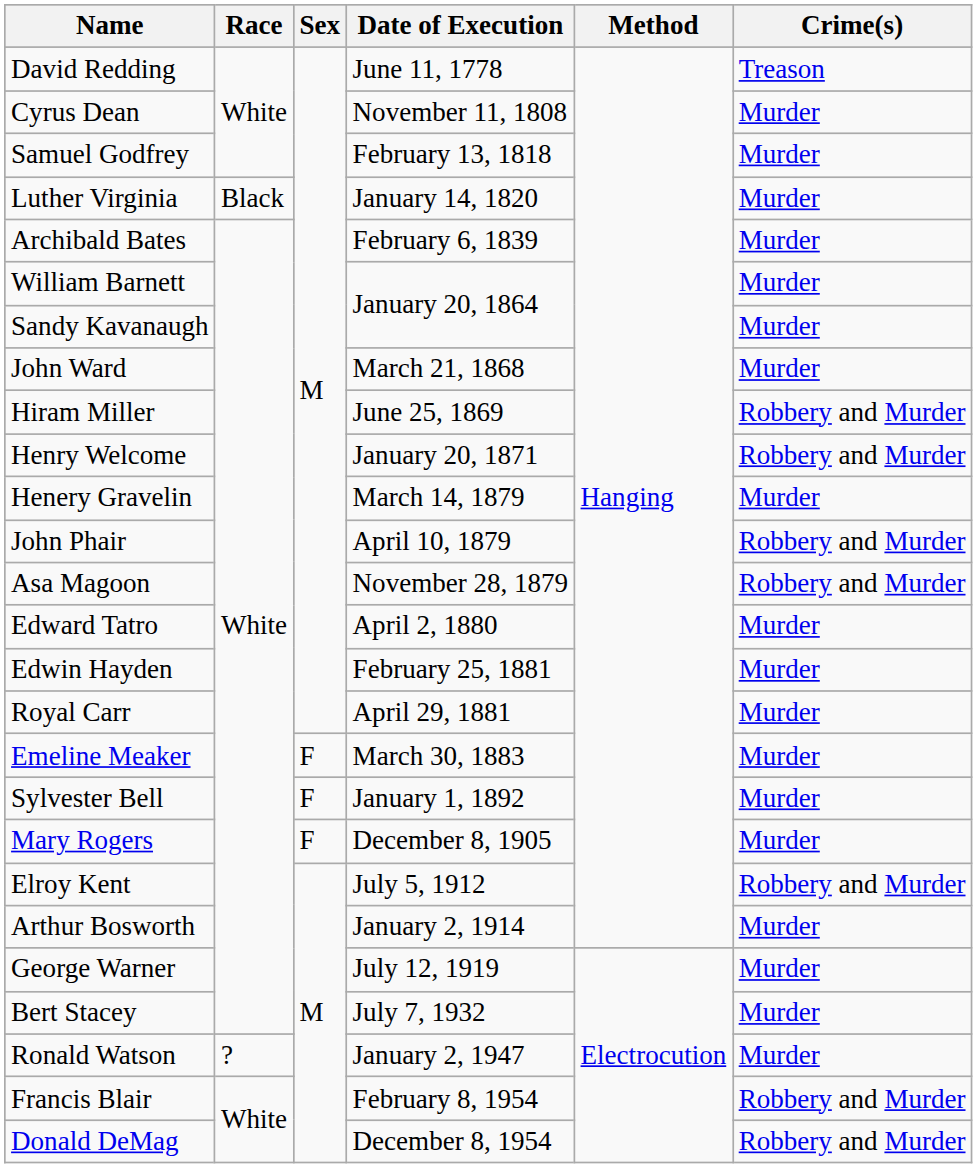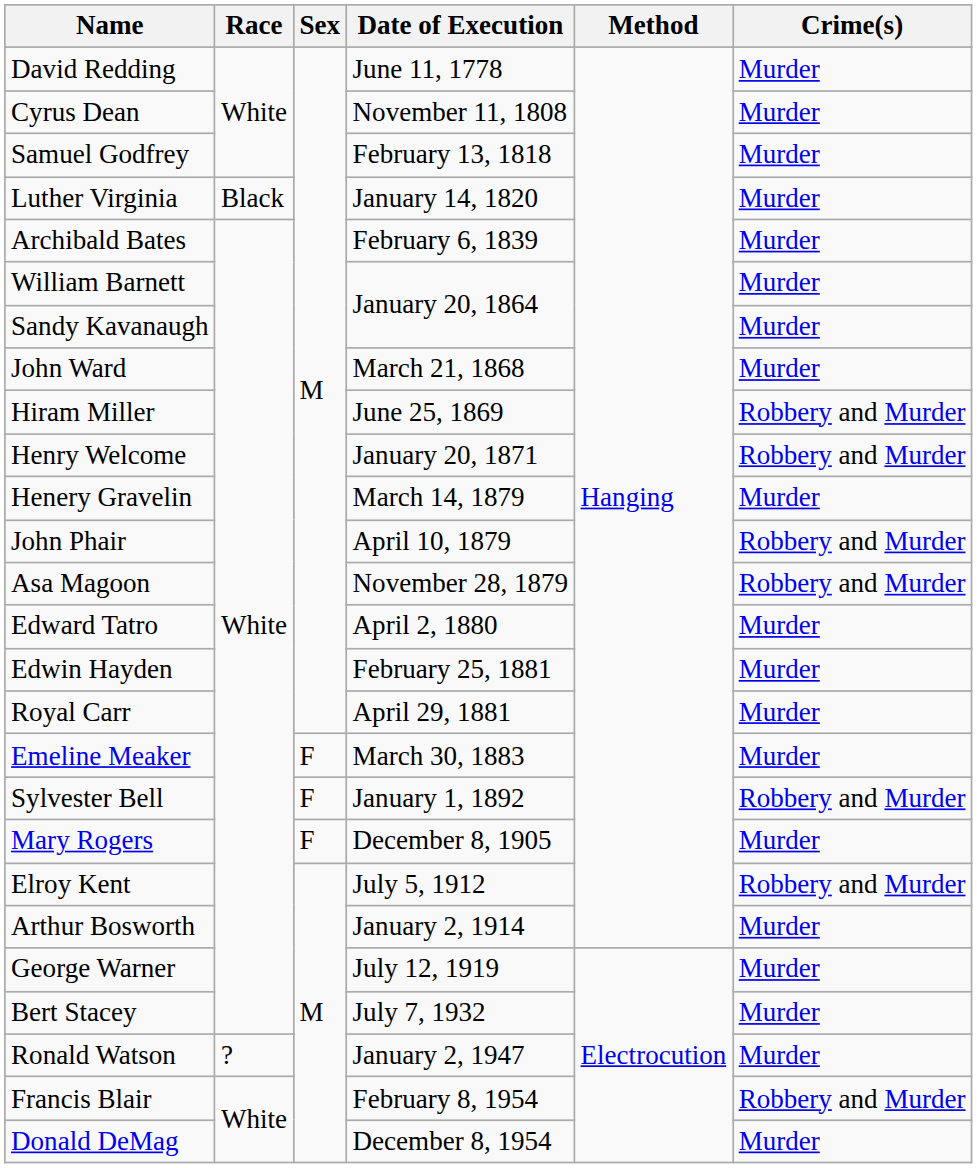(782, 68) Treason -> (779, 68) Murder
(779, 797) Murder -> (852, 797) Robbery and Murder
(852, 1140) Robbery and Murder -> (779, 1140) Murder
